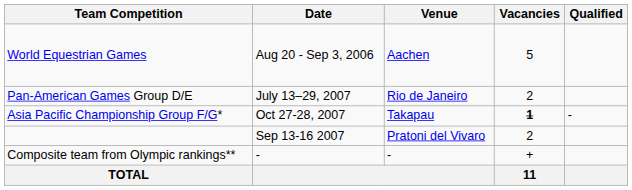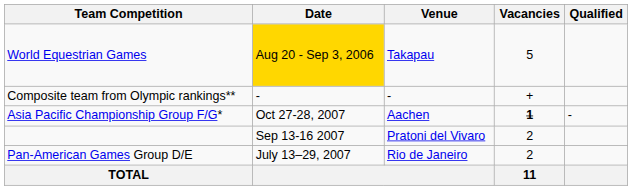(315, 55) no background -> (315, 55) gold background
(408, 55) Aachen -> (411, 55) Takapau
rows swapped: (100, 96) <-> (121, 155)
(411, 115) Takapau -> (408, 115) Aachen
